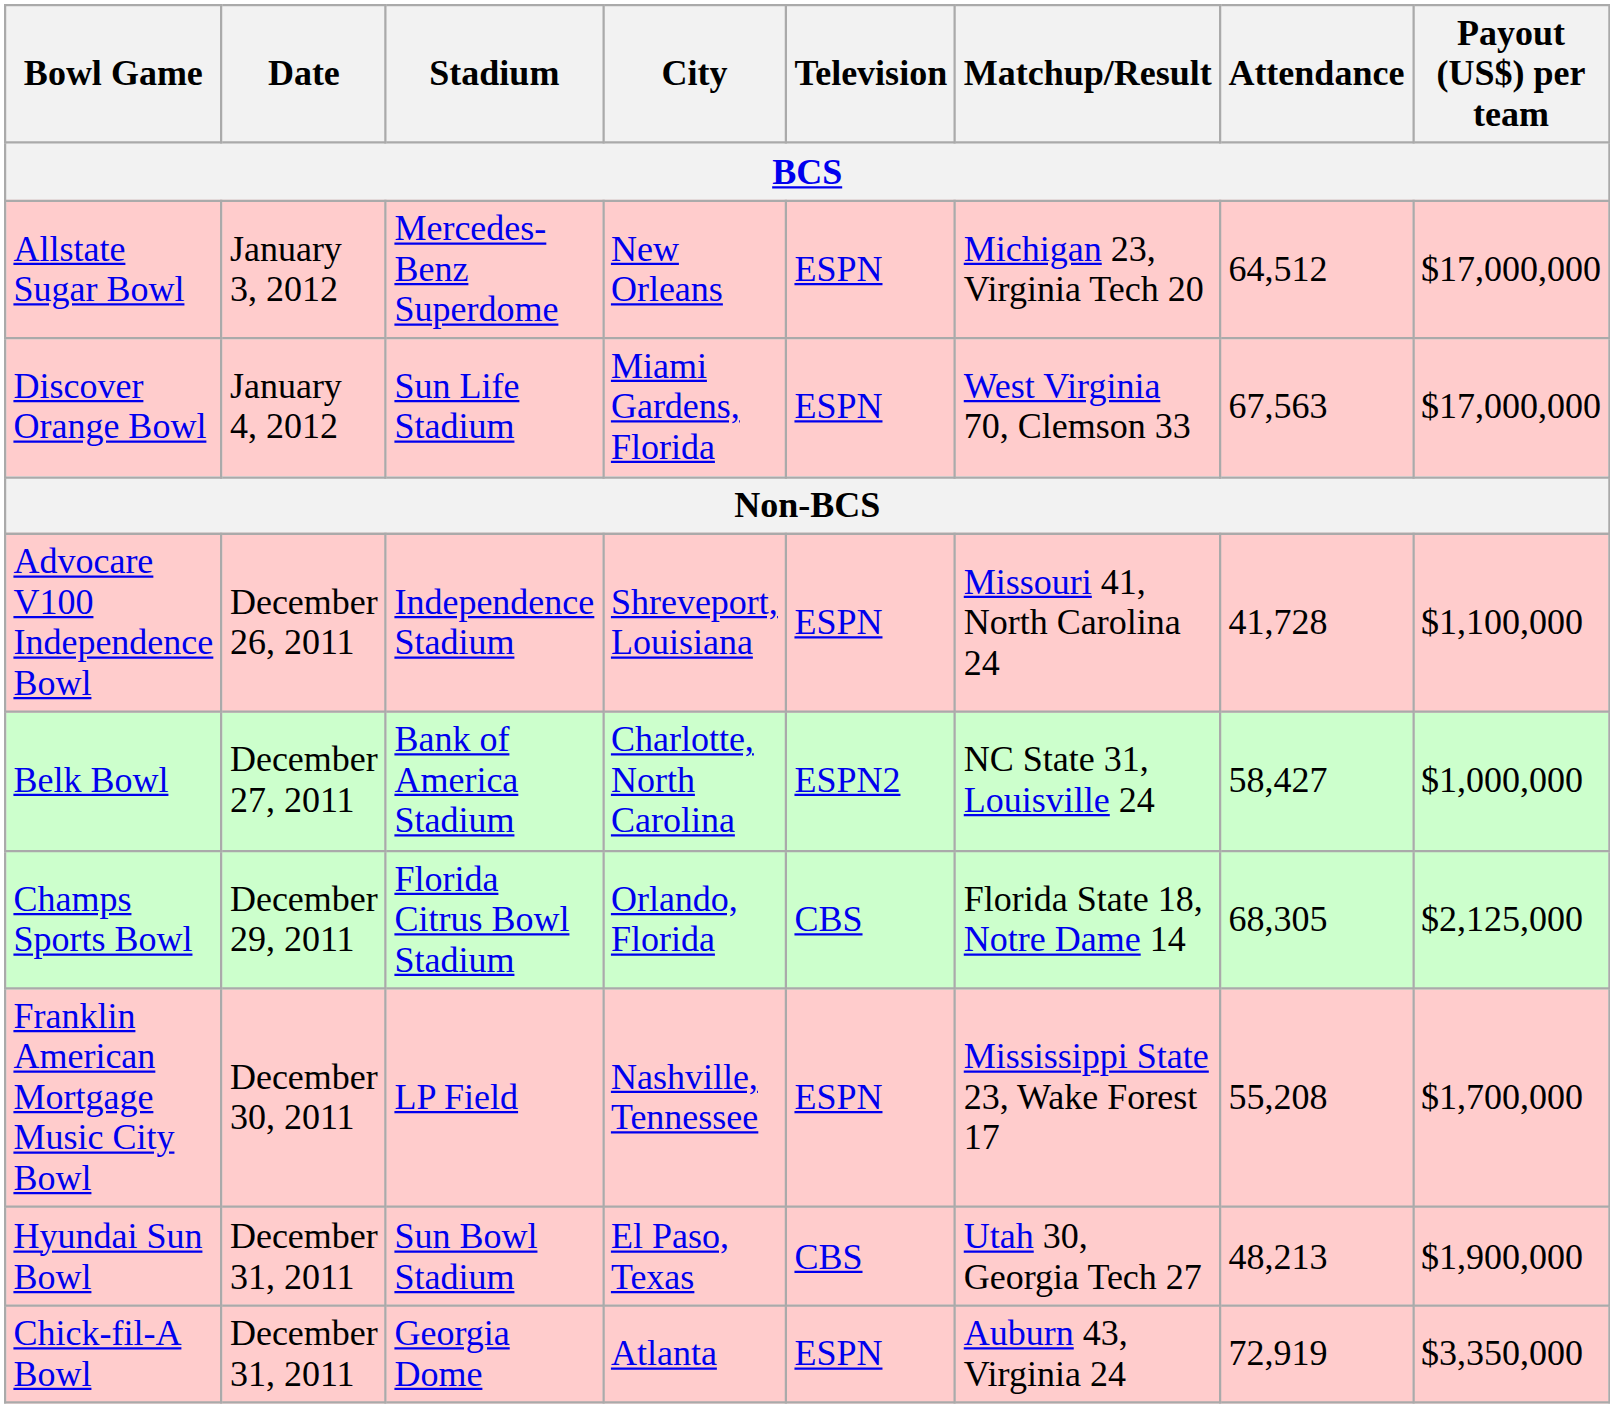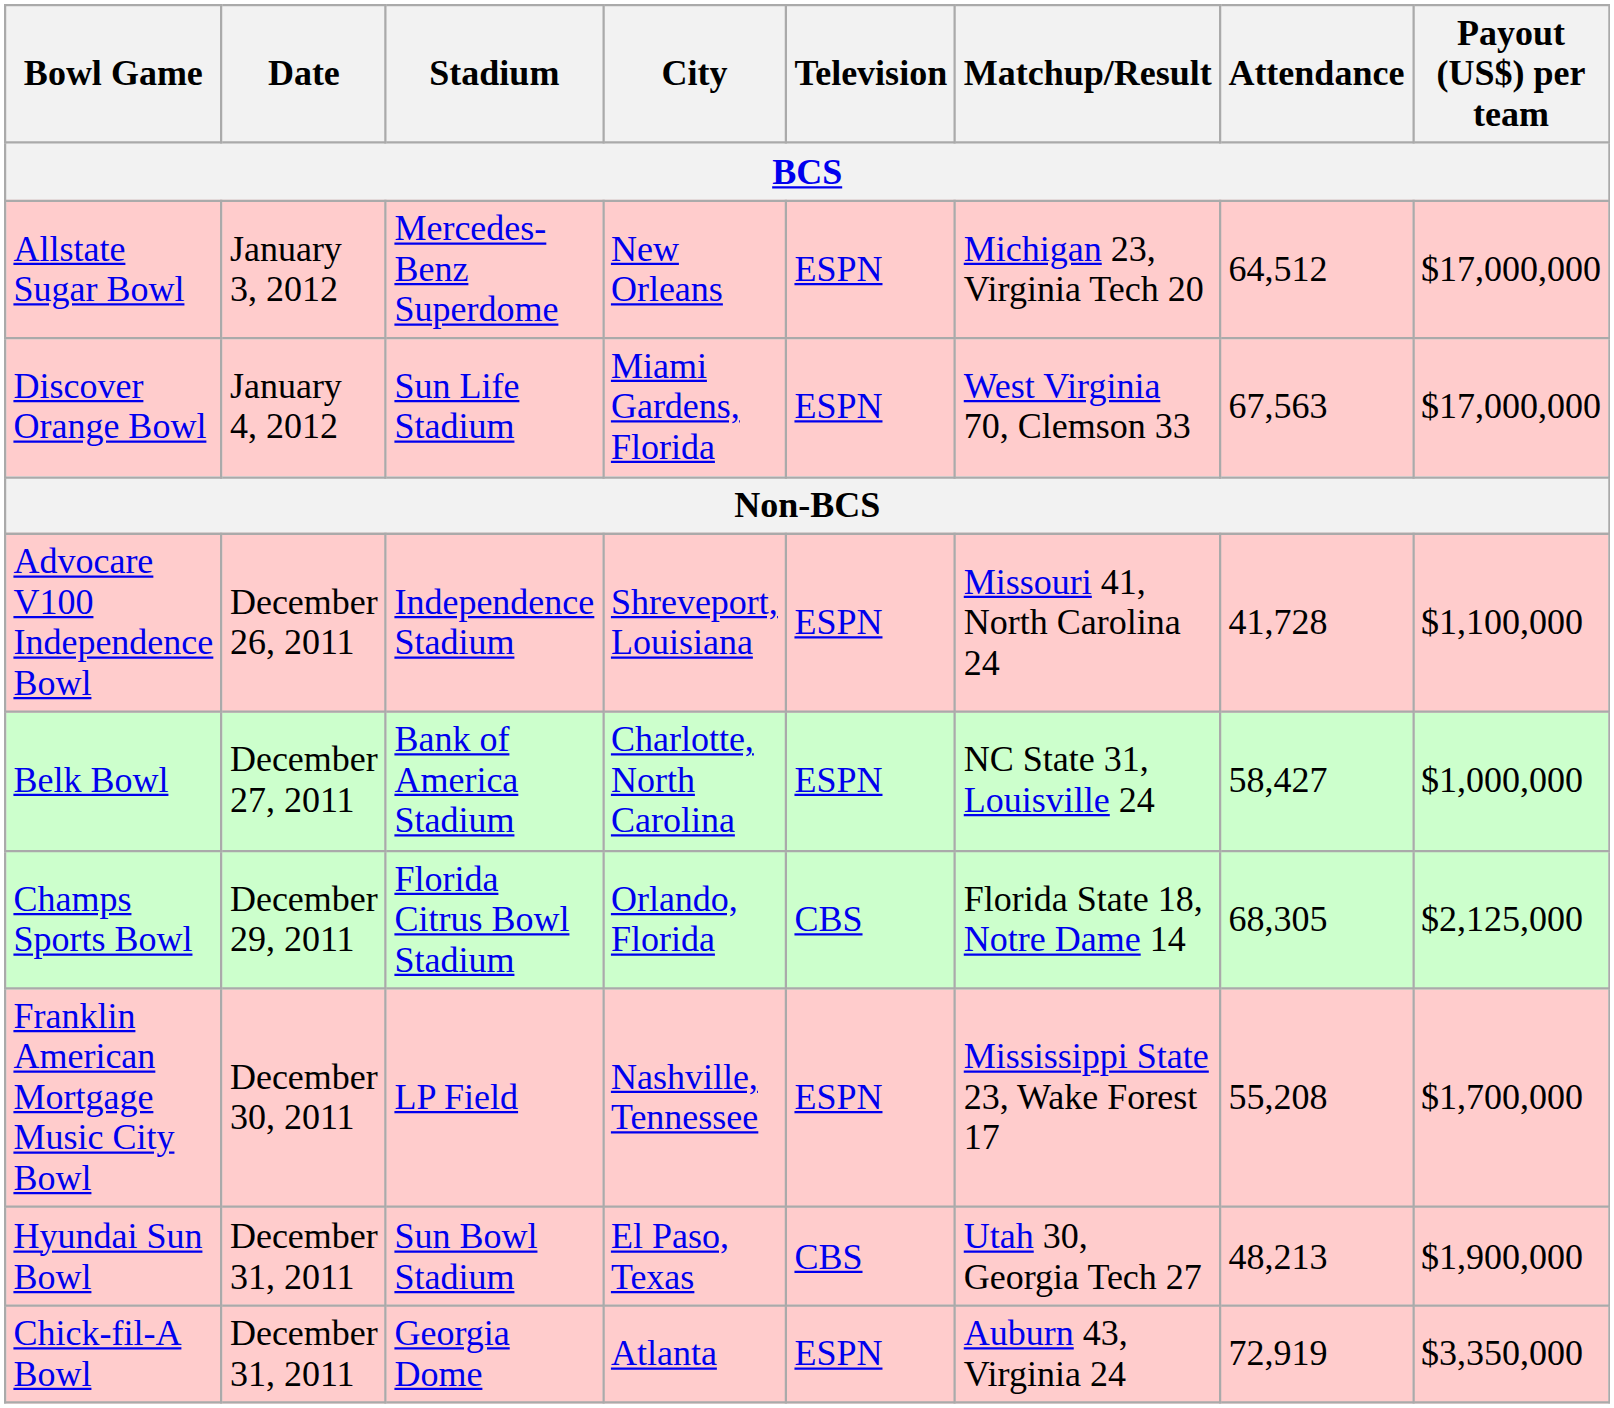(847, 780) ESPN2 -> (838, 780) ESPN
